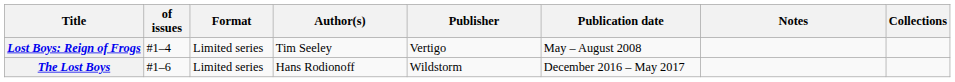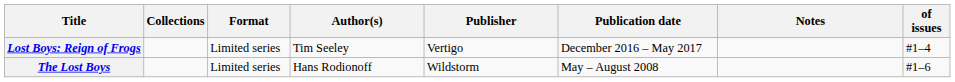columns swapped: (167, 21) <-> (918, 21)
(593, 47) May – August 2008 -> (631, 47) December 2016 – May 2017
(614, 67) December 2016 – May 2017 -> (610, 67) May – August 2008
